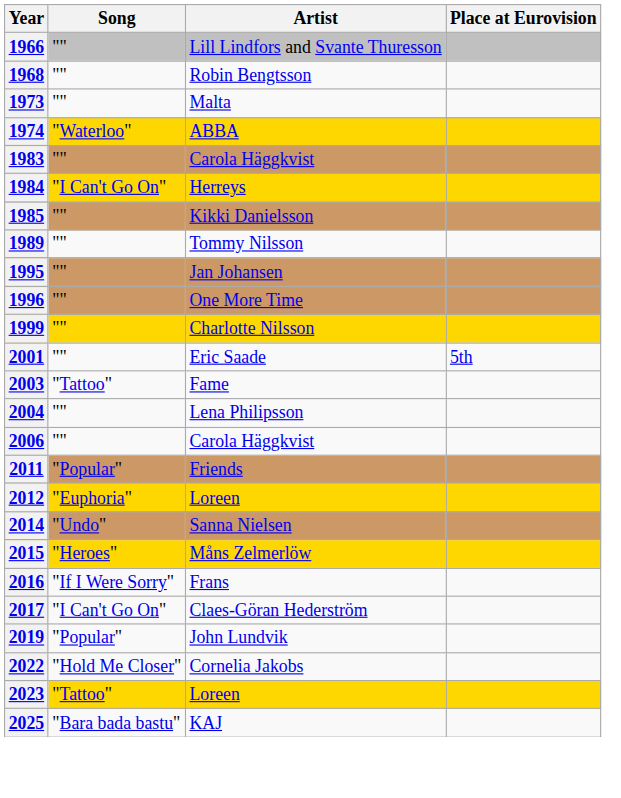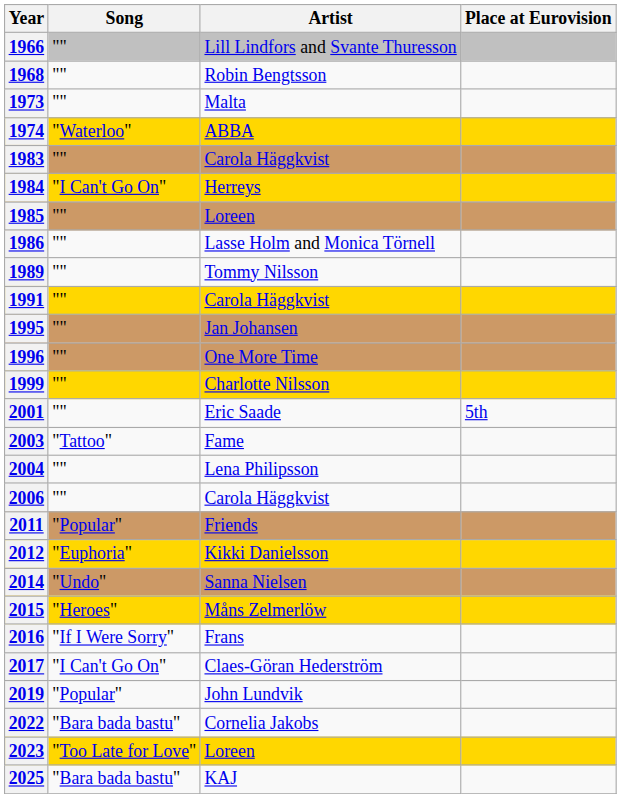(251, 215) Kikki Danielsson -> (230, 215) Loreen
+ row: (26, 243)
+ row: (26, 300)
(215, 497) Loreen -> (266, 553) Kikki Danielsson
(117, 666) "Hold Me Closer" -> (116, 722) "Bara bada bastu"
(82, 694) "Tattoo" -> (124, 750) "Too Late for Love"
